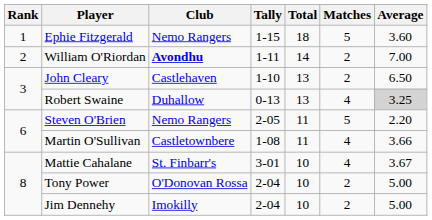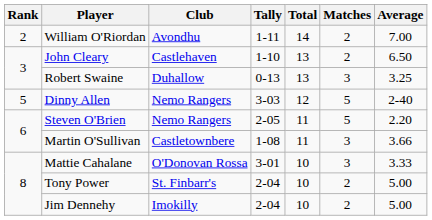- row: (89, 36)
(178, 57) bold -> (176, 36) normal
(347, 99) 4 -> (347, 78) 3
(400, 99) lightgrey background -> (400, 78) no background
+ row: (77, 99)
(347, 141) 4 -> (347, 141) 3
(184, 162) St. Finbarr's -> (200, 162) O'Donovan Rossa
(347, 162) 4 -> (347, 162) 3
(400, 162) 3.67 -> (400, 162) 3.33
(200, 183) O'Donovan Rossa -> (184, 183) St. Finbarr's
